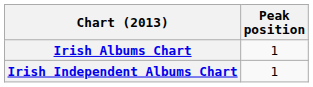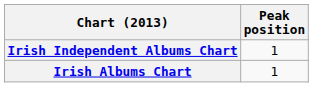rows swapped: (123, 50) <-> (123, 71)
